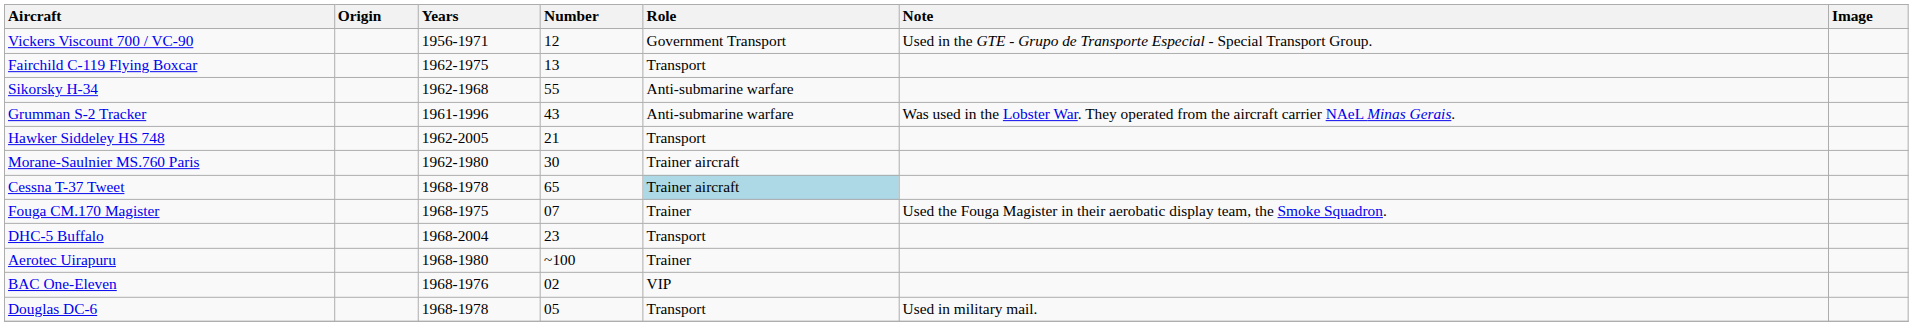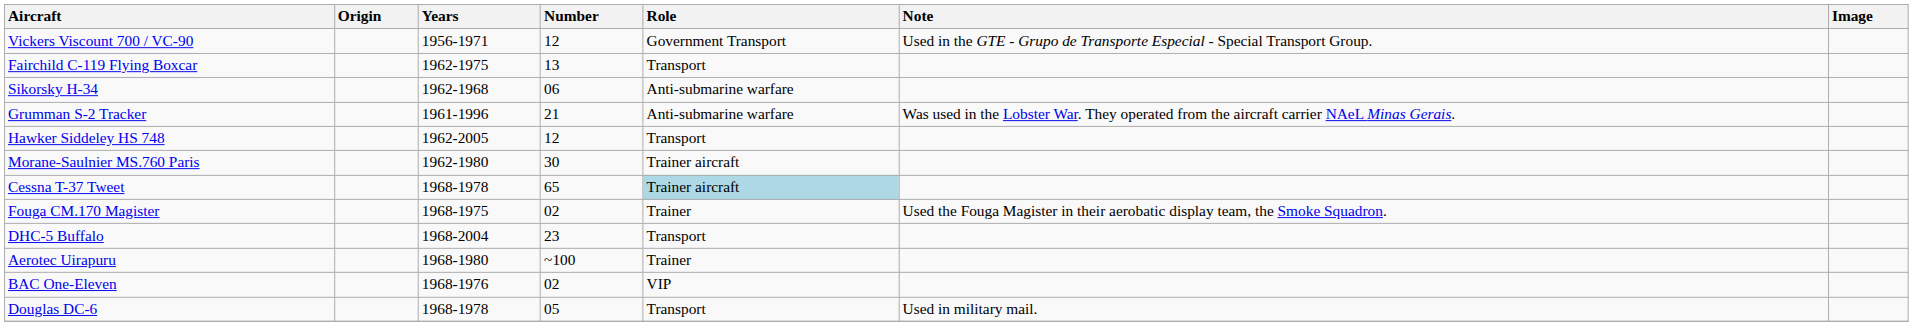(552, 89) 55 -> (552, 89) 06
(552, 114) 43 -> (552, 114) 21
(552, 138) 21 -> (552, 138) 12
(552, 211) 07 -> (552, 211) 02
